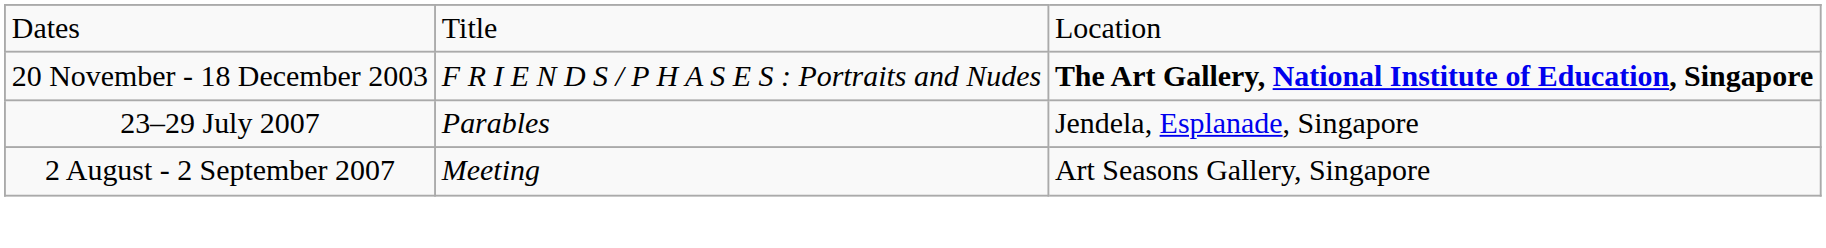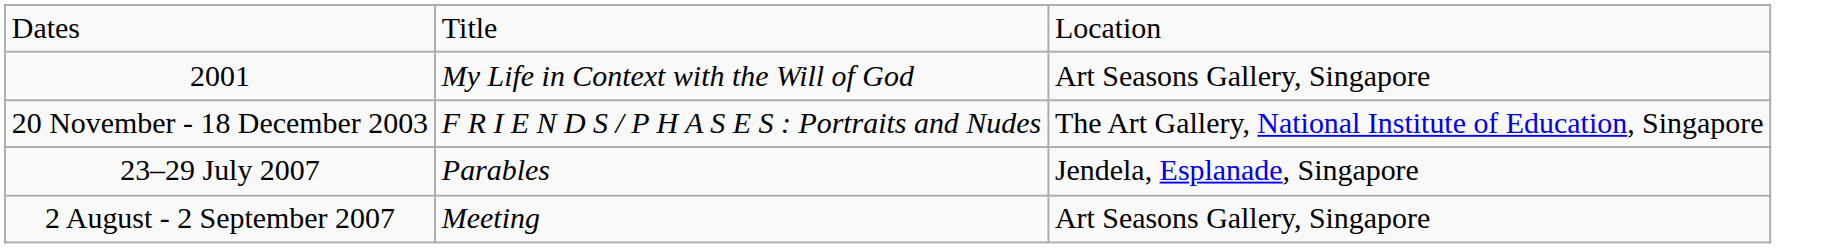+ row: (220, 75)
(1434, 75) bold -> (1409, 123) normal
